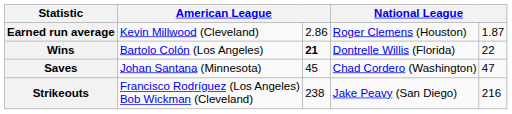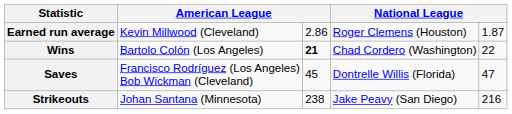(394, 50) Dontrelle Willis (Florida) -> (405, 50) Chad Cordero (Washington)
(191, 68) Johan Santana (Minnesota) -> (210, 74) Francisco Rodríguez (Los Angeles) Bob Wickman (Cleveland)
(405, 68) Chad Cordero (Washington) -> (394, 74) Dontrelle Willis (Florida)
(210, 93) Francisco Rodríguez (Los Angeles) Bob Wickman (Cleveland) -> (191, 99) Johan Santana (Minnesota)
